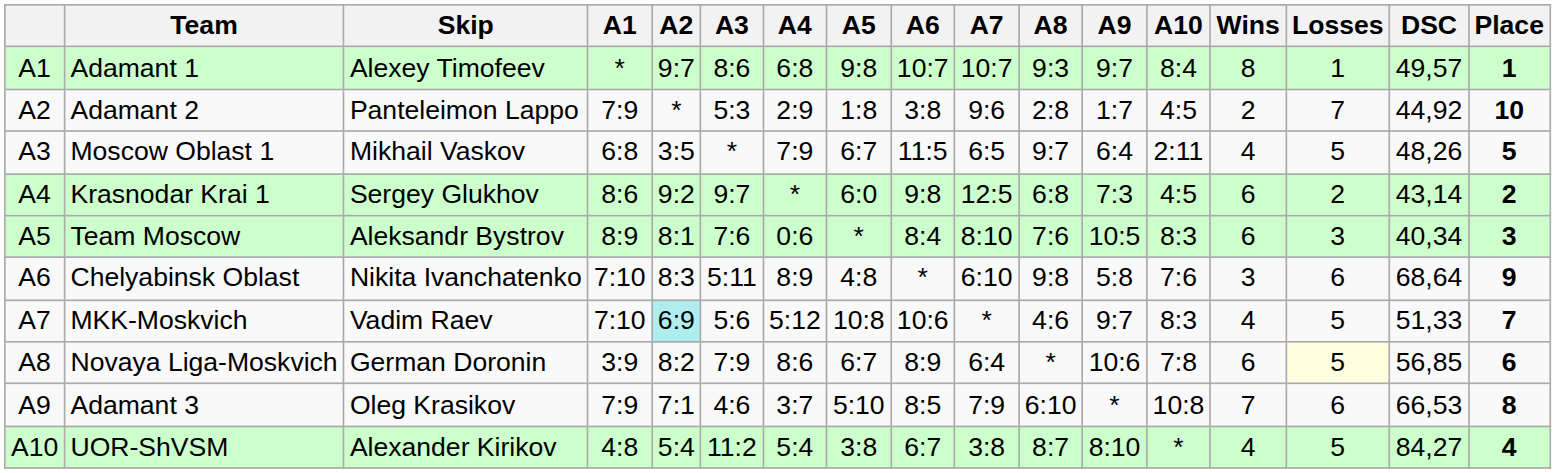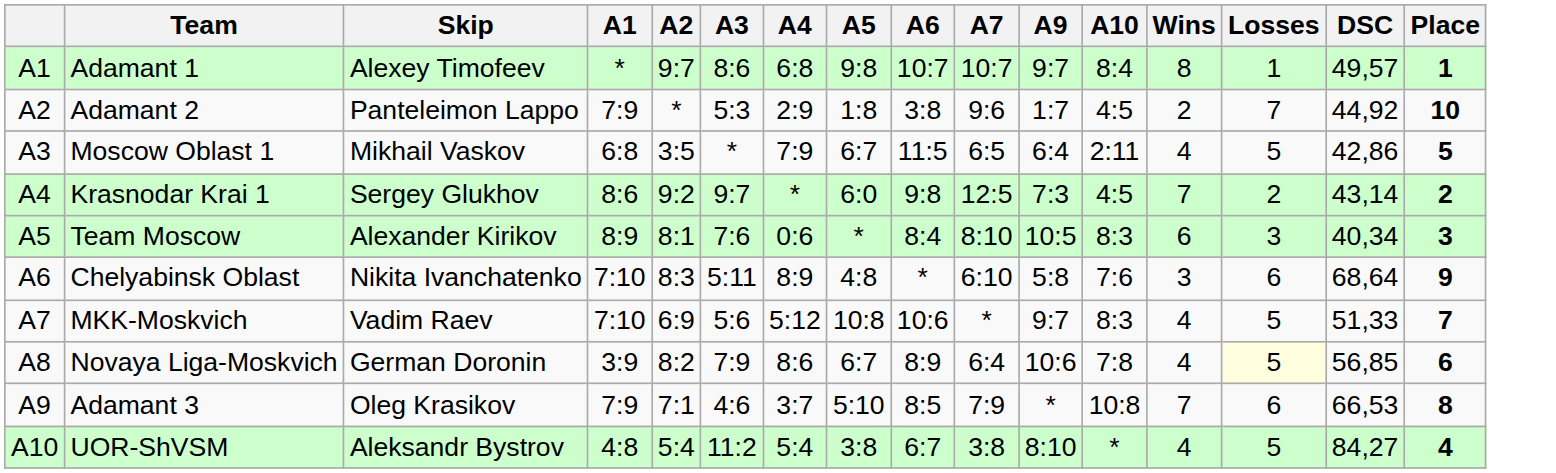- column: (1051, 25)
(1429, 151) 48,26 -> (1365, 151) 42,86
(1248, 194) 6 -> (1184, 194) 7
(457, 236) Aleksandr Bystrov -> (453, 236) Alexander Kirikov
(676, 320) paleturquoise background -> (676, 320) no background
(1248, 362) 6 -> (1184, 362) 4
(453, 446) Alexander Kirikov -> (457, 446) Aleksandr Bystrov
